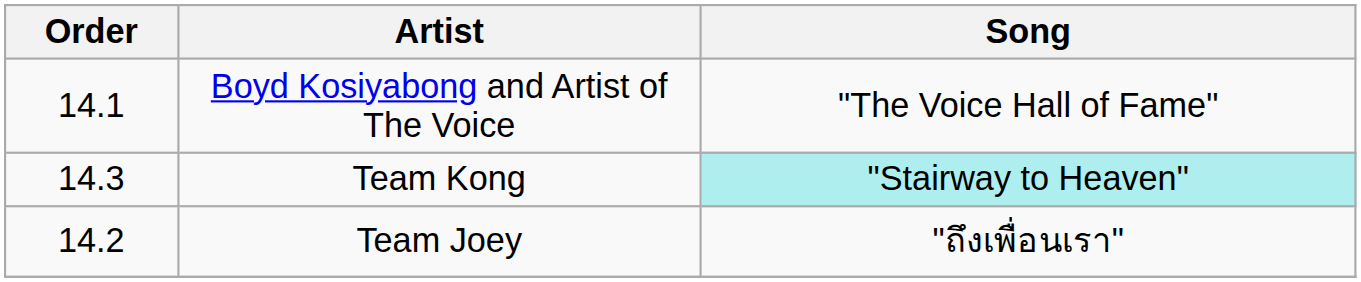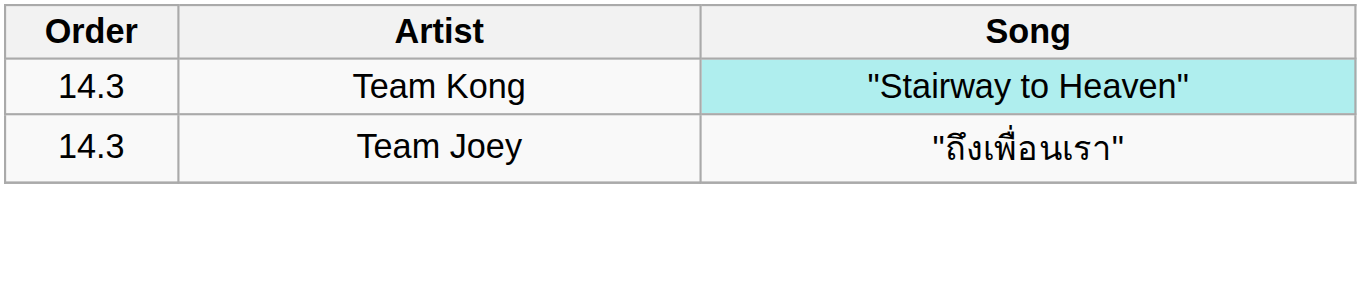- row: (439, 105)
(91, 240) 14.2 -> (91, 147) 14.3
